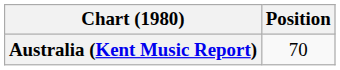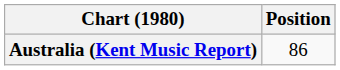(298, 49) 70 -> (298, 49) 86
